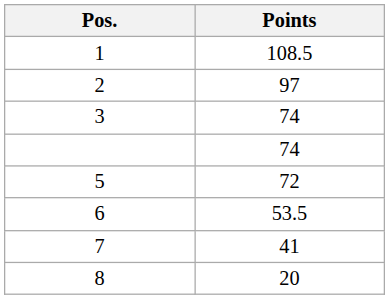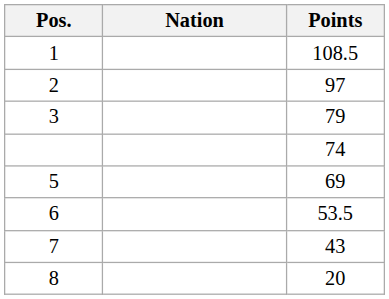+ column: (194, 20)
(289, 117) 74 -> (335, 117) 79
(289, 181) 72 -> (335, 181) 69
(289, 246) 41 -> (335, 246) 43
